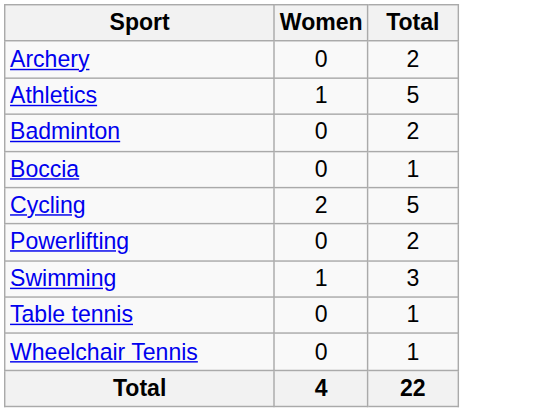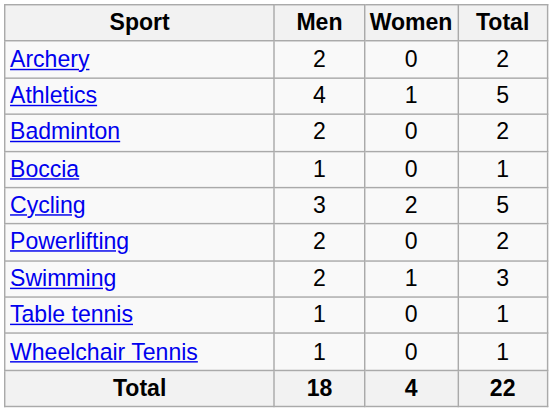+ column: (319, 22)
